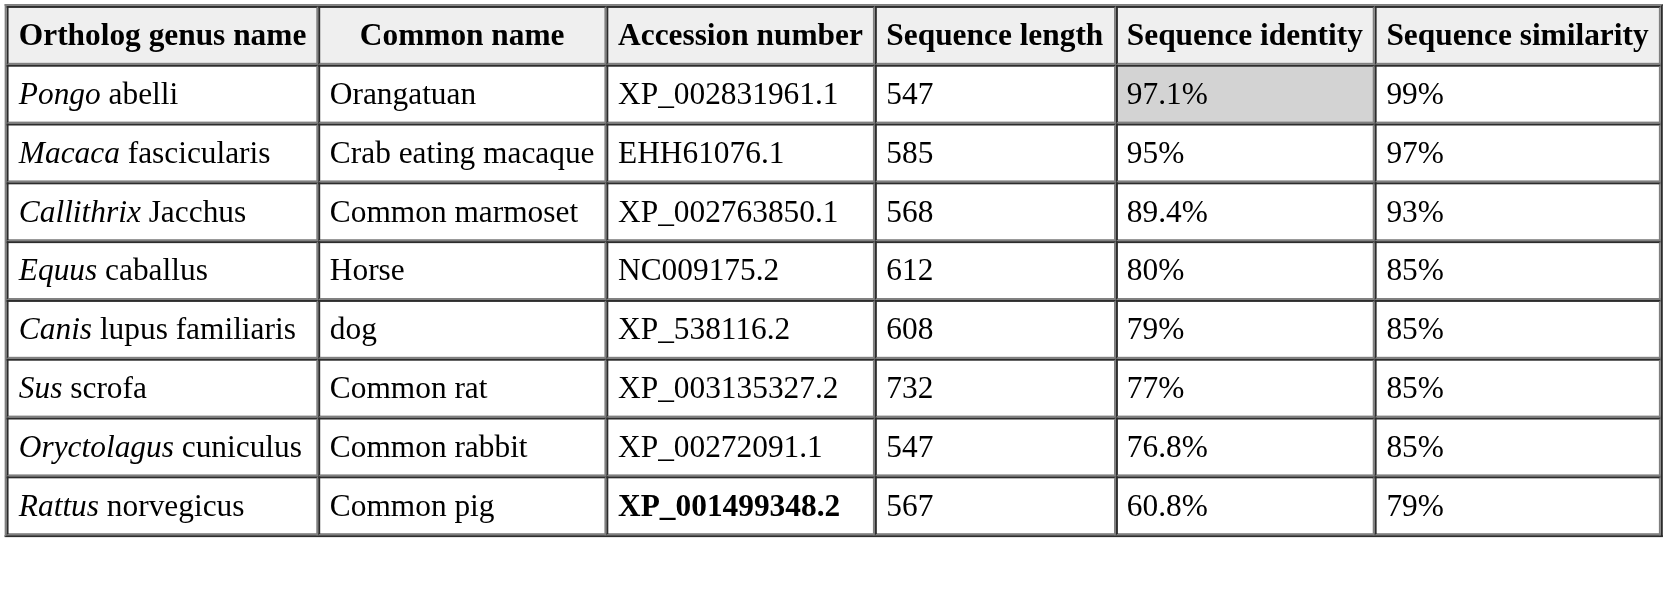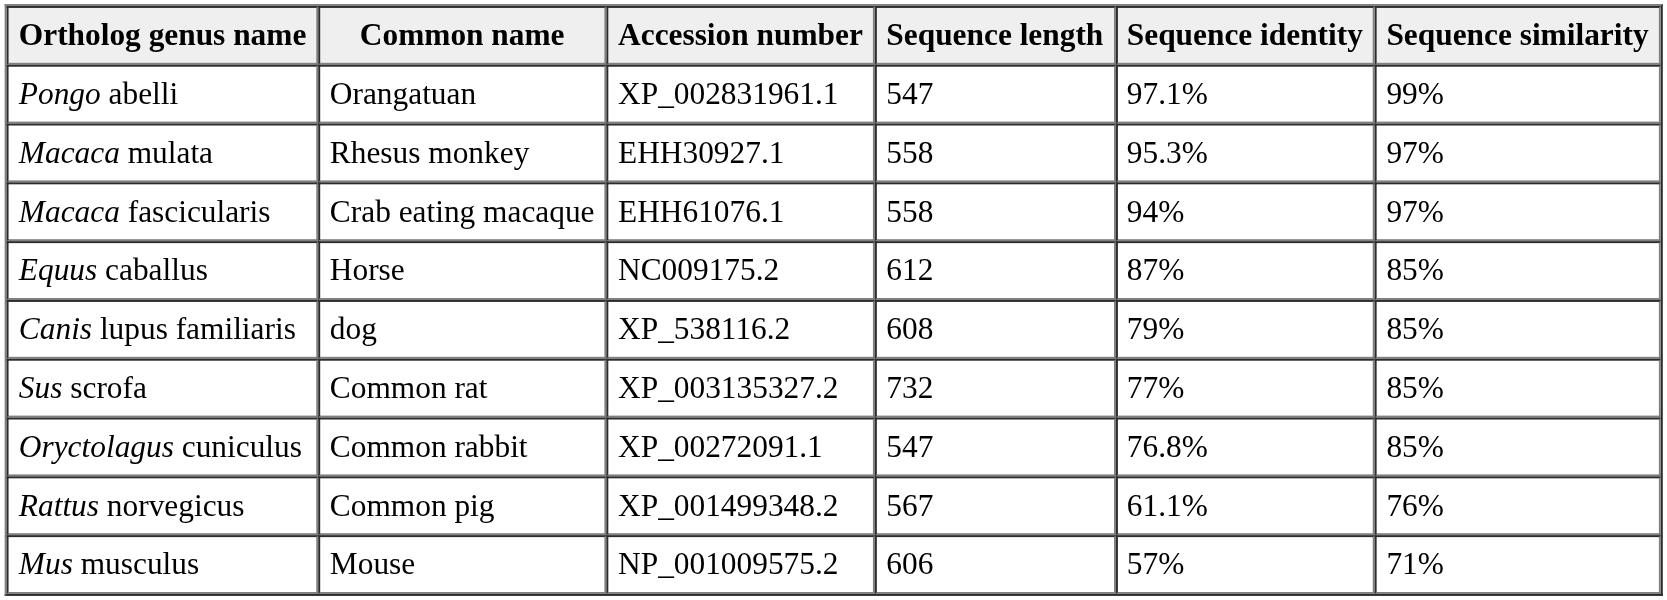(1167, 93) lightgrey background -> (1167, 93) no background
+ row: (116, 152)
(910, 152) 585 -> (910, 211) 558
(1156, 152) 95% -> (1156, 211) 94%
- row: (133, 211)
(1156, 270) 80% -> (1156, 270) 87%
(729, 505) bold -> (728, 505) normal
(1167, 505) 60.8% -> (1167, 505) 61.1%
(1415, 505) 79% -> (1415, 505) 76%
+ row: (109, 564)
